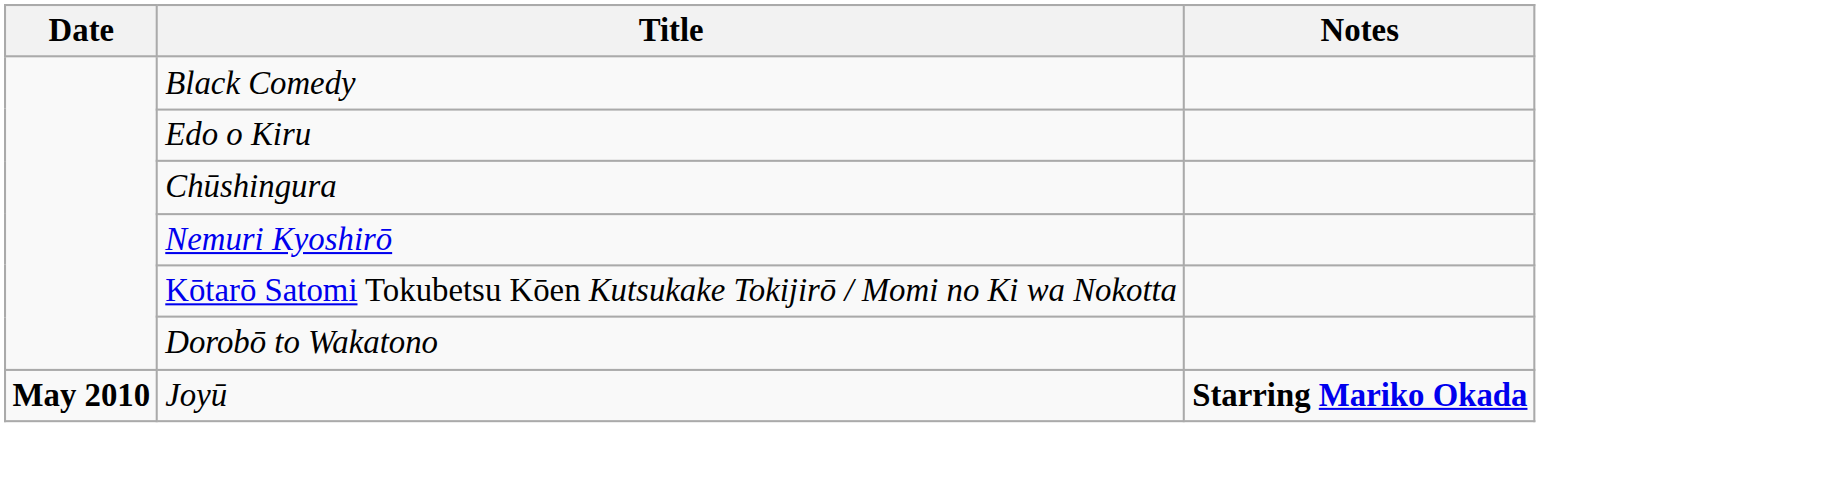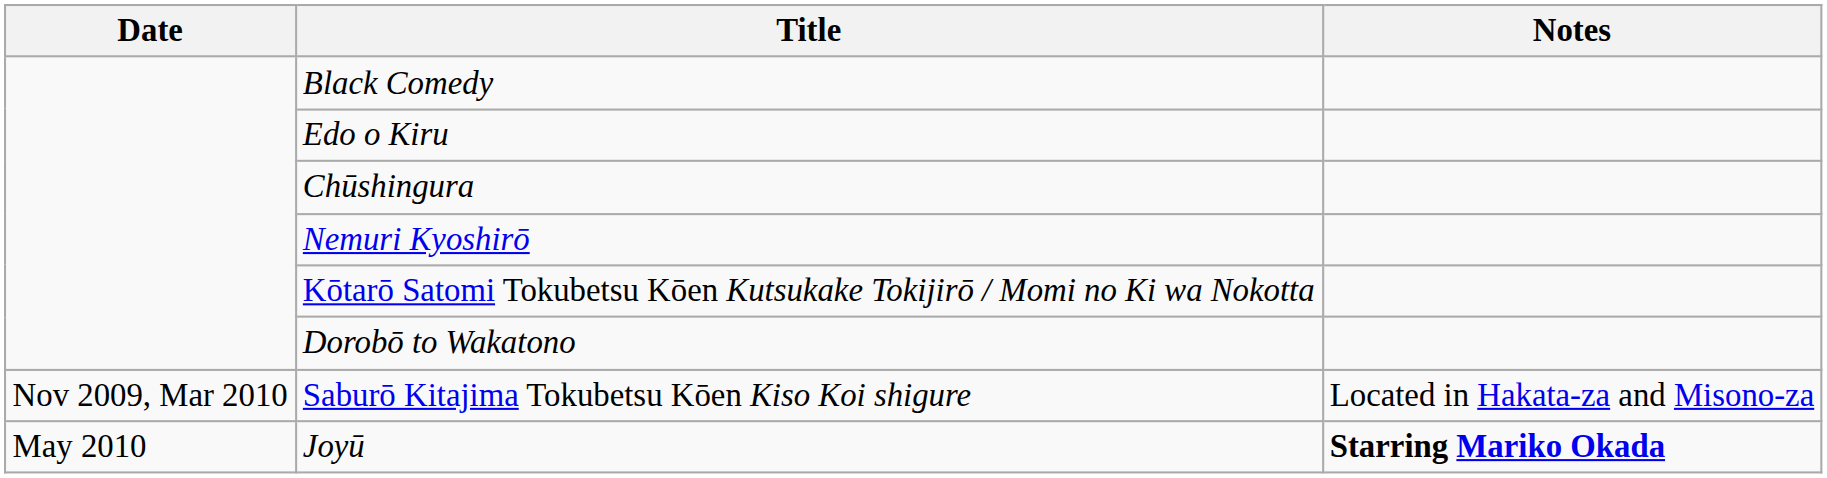+ row: (637, 394)
(81, 394) bold -> (80, 446) normal
